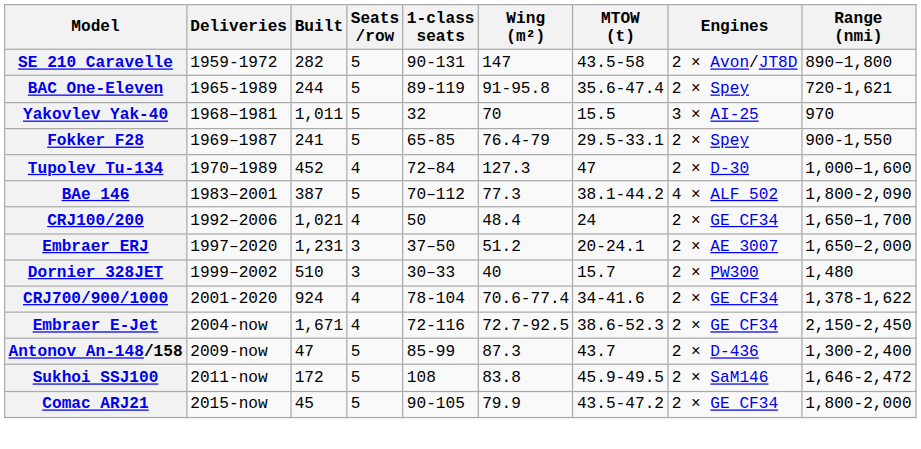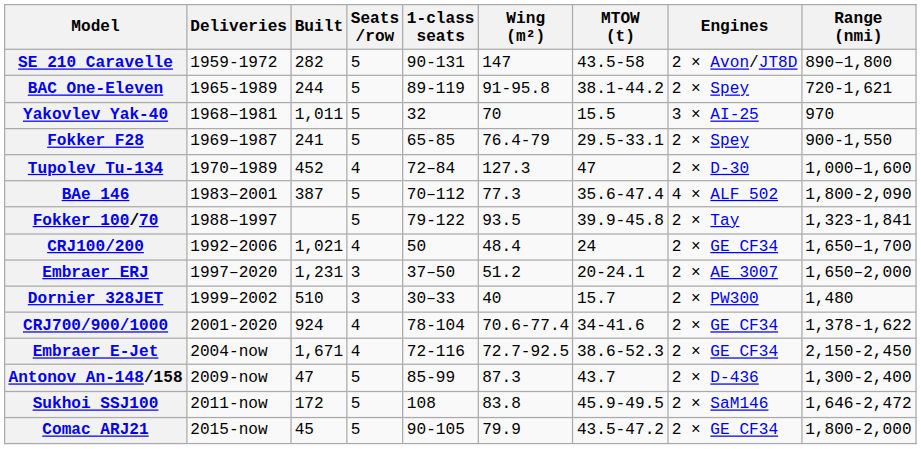(620, 89) 35.6-47.4 -> (620, 89) 38.1-44.2
(620, 194) 38.1-44.2 -> (620, 194) 35.6-47.4
+ row: (96, 220)
